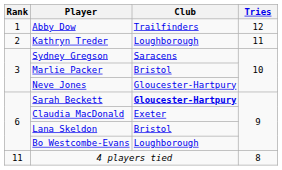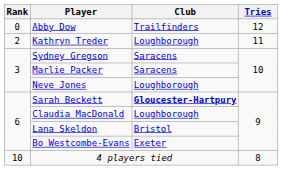(17, 26) 1 -> (17, 26) 0
(153, 70) Bristol -> (155, 70) Saracens
(185, 85) Gloucester-Hartpury -> (166, 85) Loughborough
(150, 114) Exeter -> (166, 114) Loughborough
(166, 143) Loughborough -> (150, 143) Exeter
(17, 158) 11 -> (17, 158) 10
